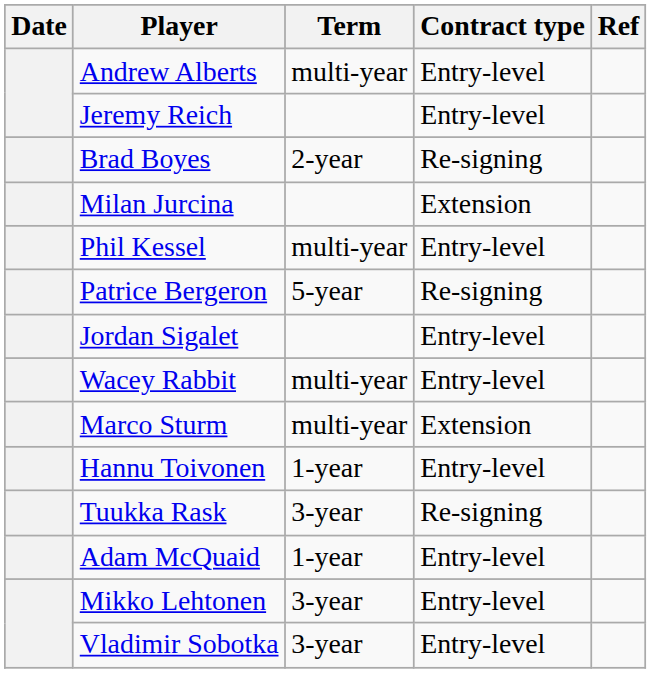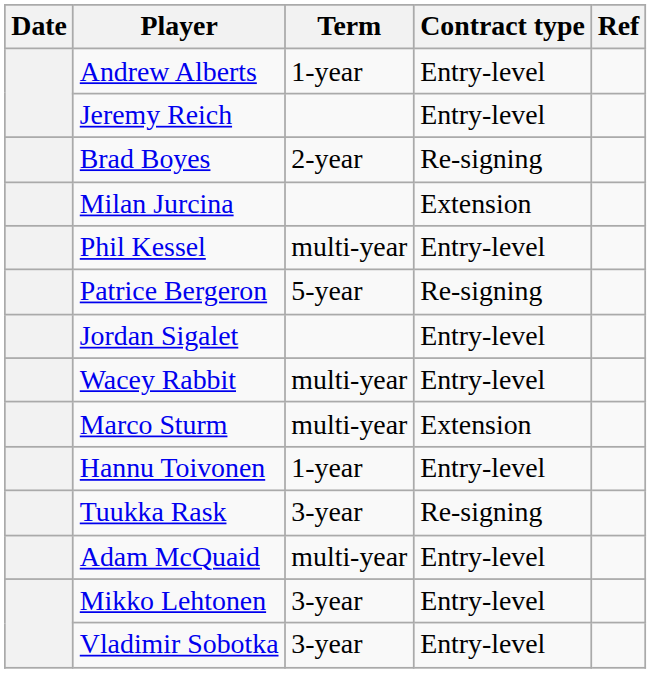(349, 70) multi-year -> (327, 70) 1-year
(327, 556) 1-year -> (349, 556) multi-year
